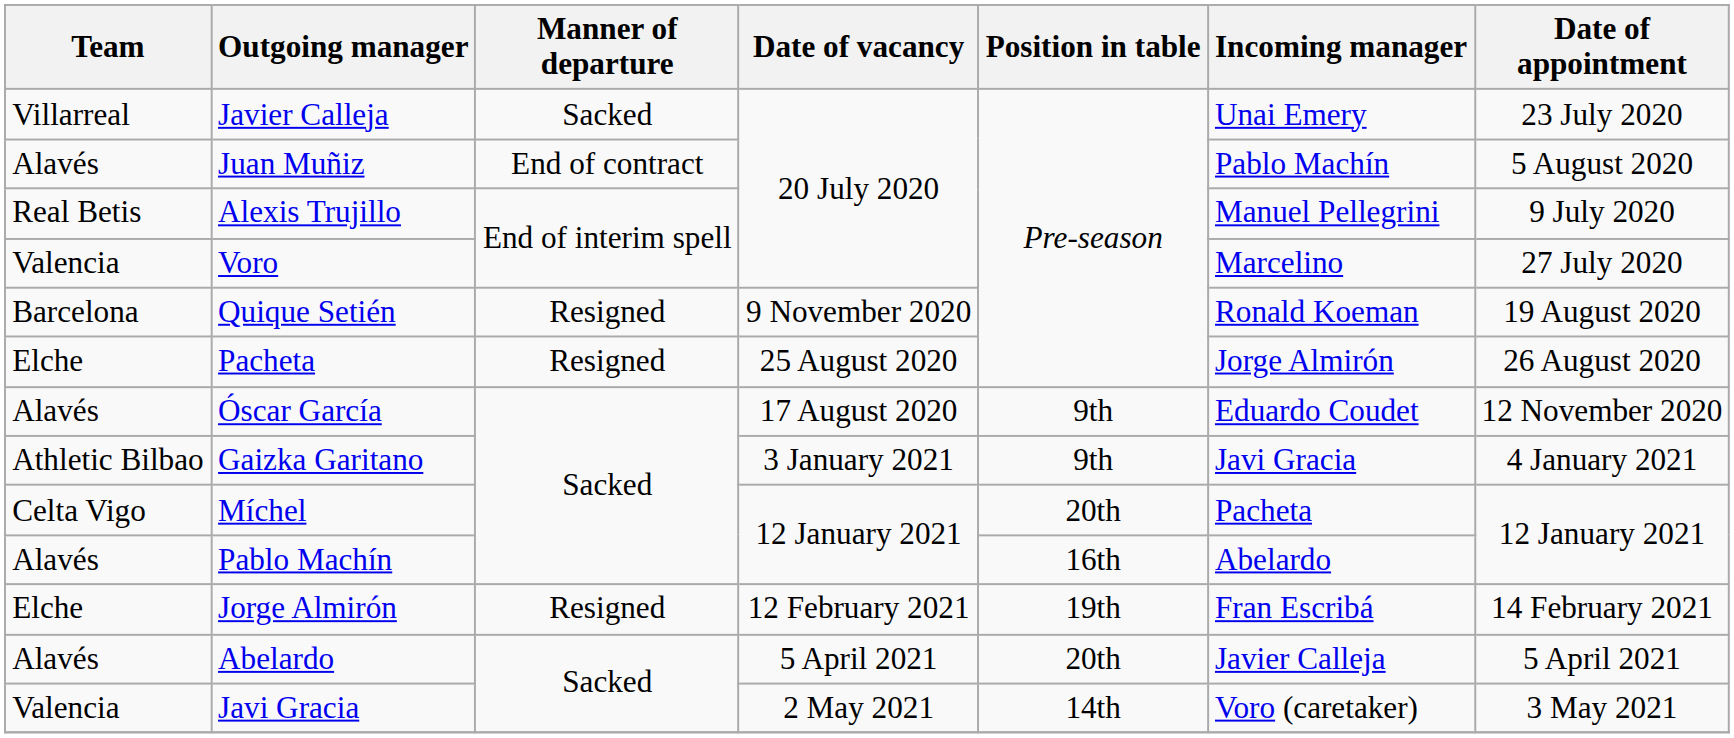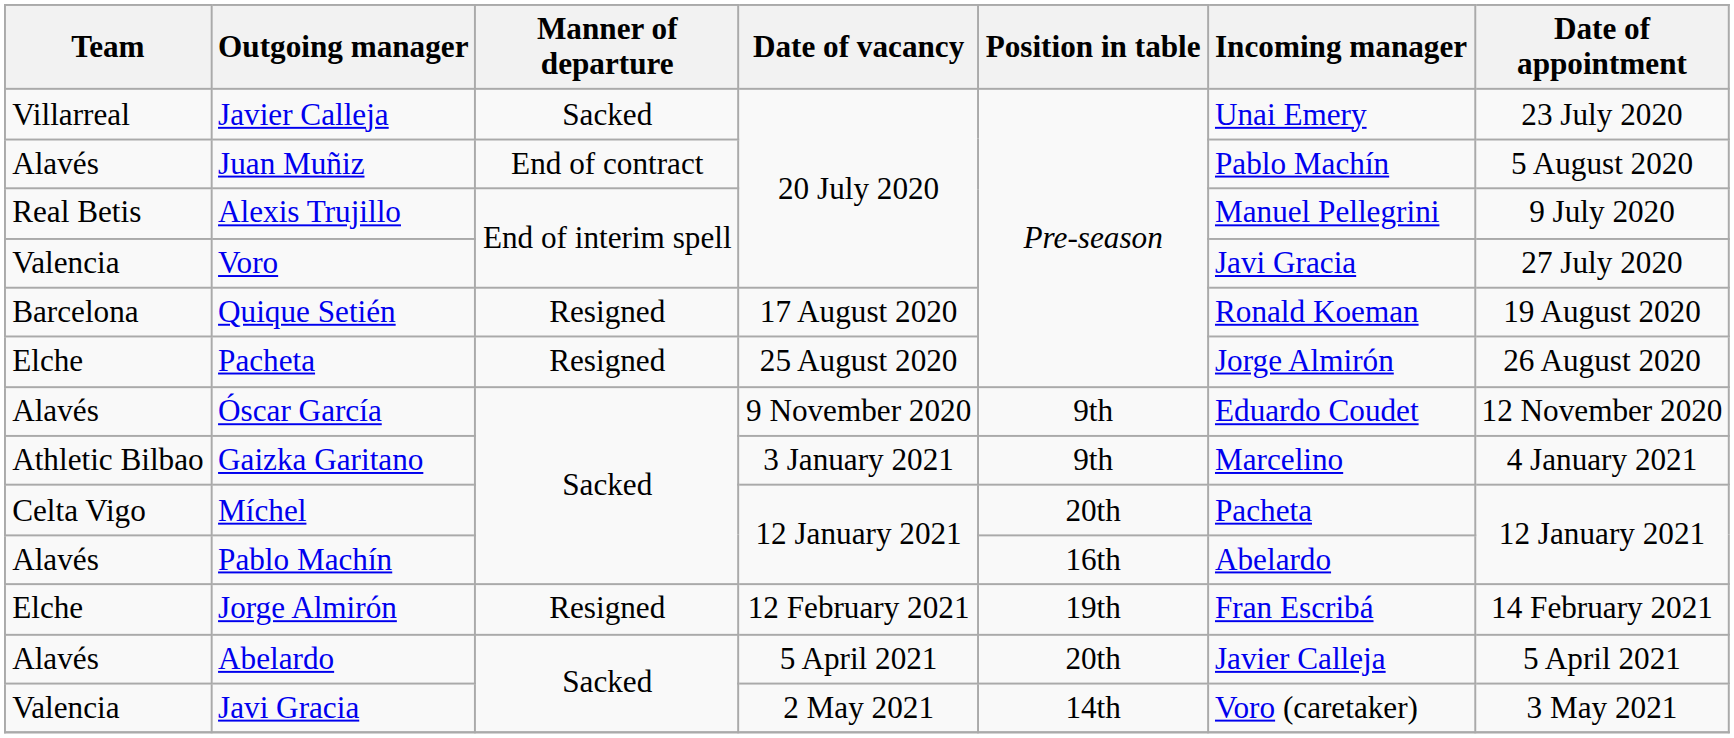(1279, 262) Marcelino -> (1286, 262) Javi Gracia
(859, 311) 9 November 2020 -> (859, 311) 17 August 2020
(859, 410) 17 August 2020 -> (859, 410) 9 November 2020
(1286, 460) Javi Gracia -> (1279, 460) Marcelino
